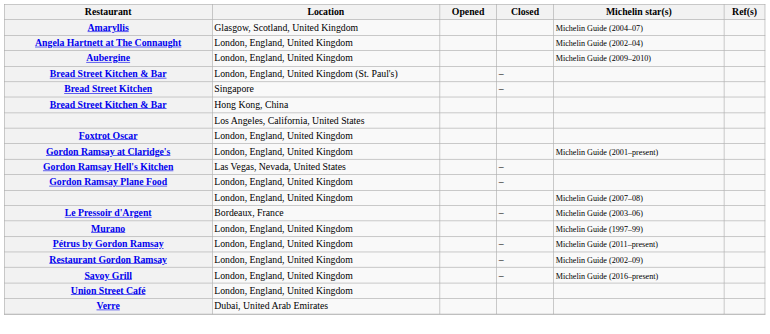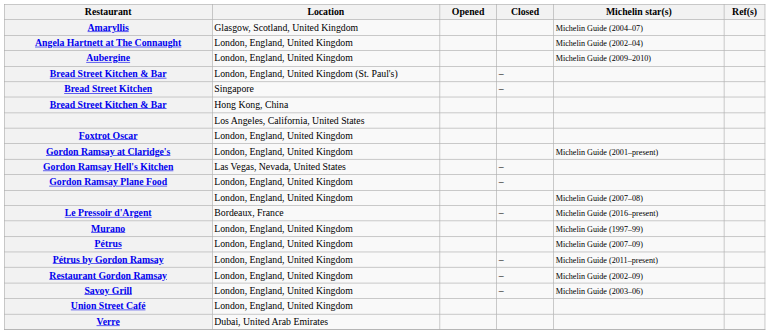(599, 214) Michelin Guide (2003–06) -> (607, 214) Michelin Guide (2016–present)
+ row: (108, 244)
(607, 275) Michelin Guide (2016–present) -> (599, 291) Michelin Guide (2003–06)
